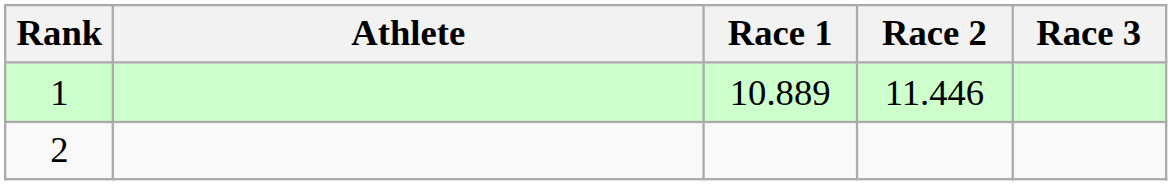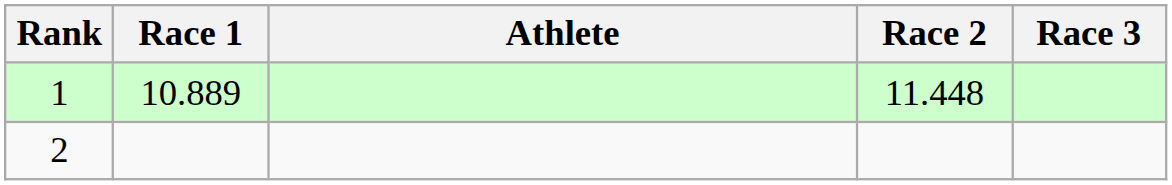columns swapped: (408, 33) <-> (780, 33)
(934, 91) 11.446 -> (934, 91) 11.448
